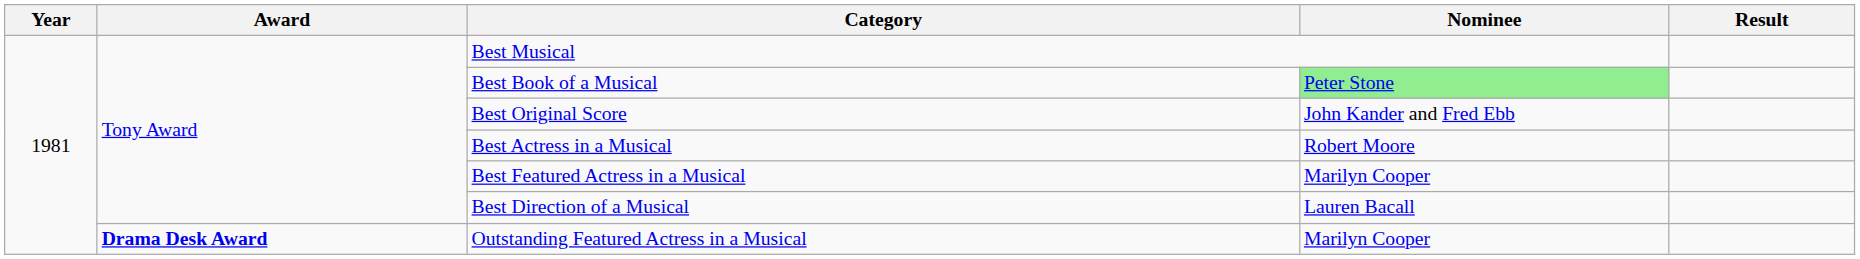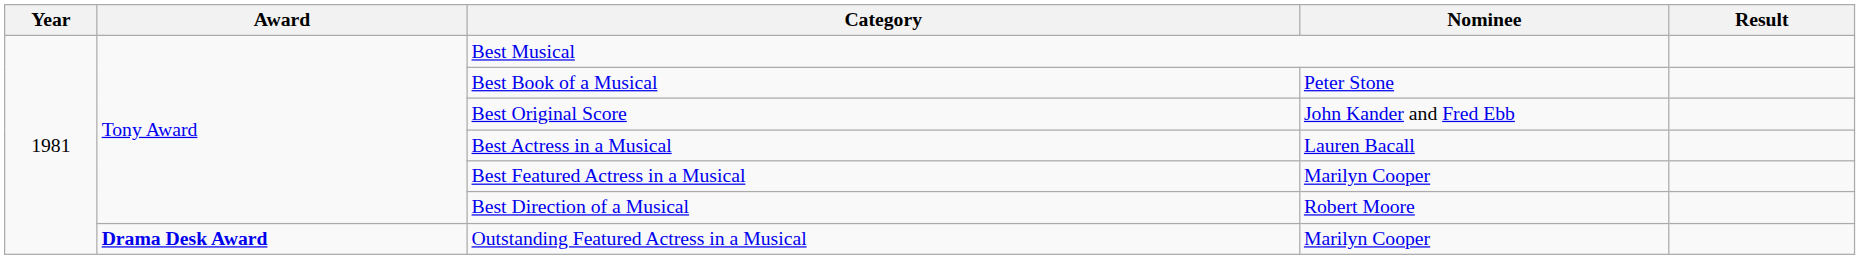(1349, 82) lightgreen background -> (1349, 82) no background
(1359, 144) Robert Moore -> (1359, 144) Lauren Bacall
(1359, 207) Lauren Bacall -> (1359, 207) Robert Moore
